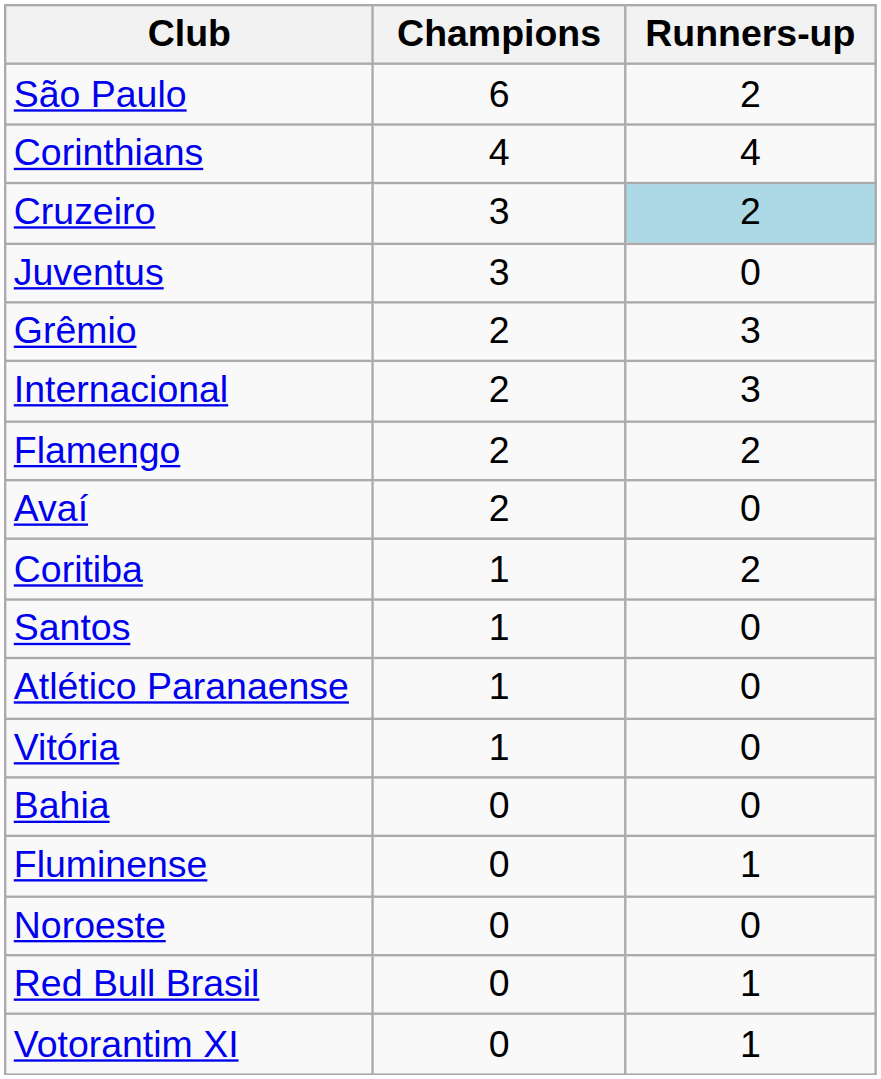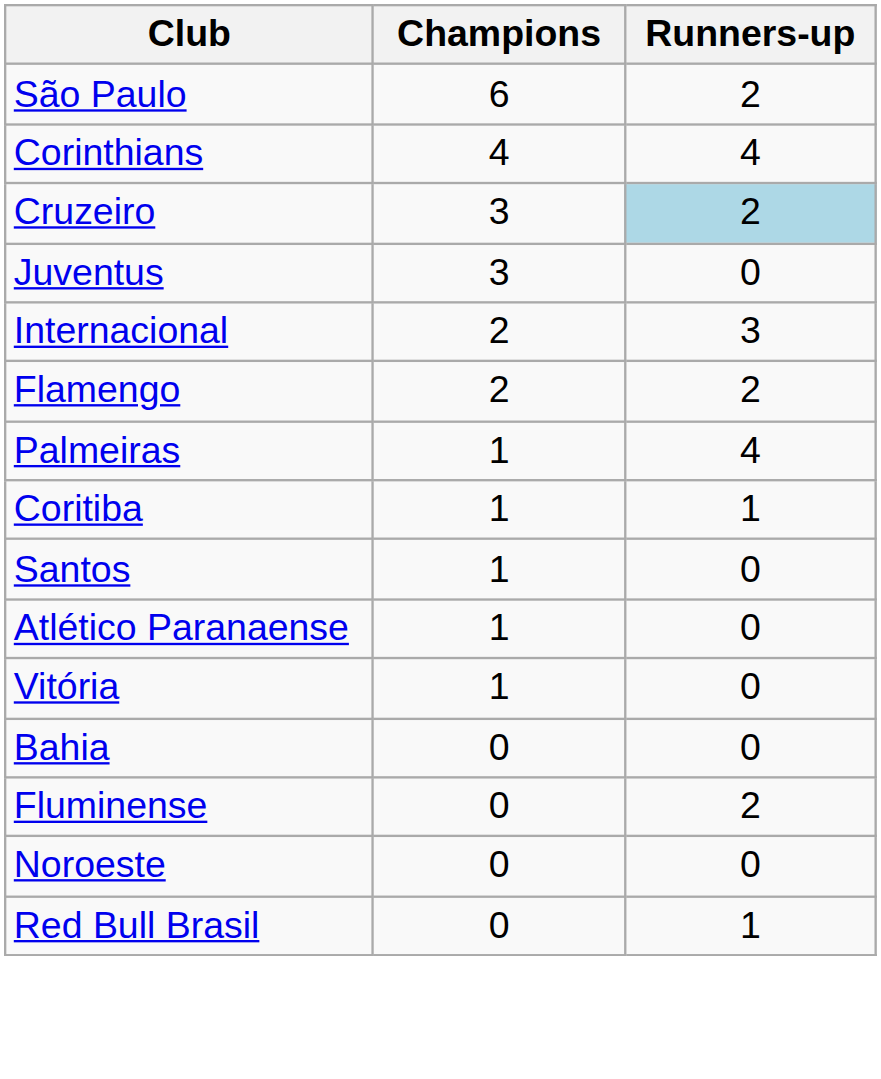- row: (75, 331)
- row: (51, 509)
+ row: (97, 449)
(750, 568) 2 -> (750, 509) 1
(750, 865) 1 -> (750, 806) 2
- row: (126, 1043)
